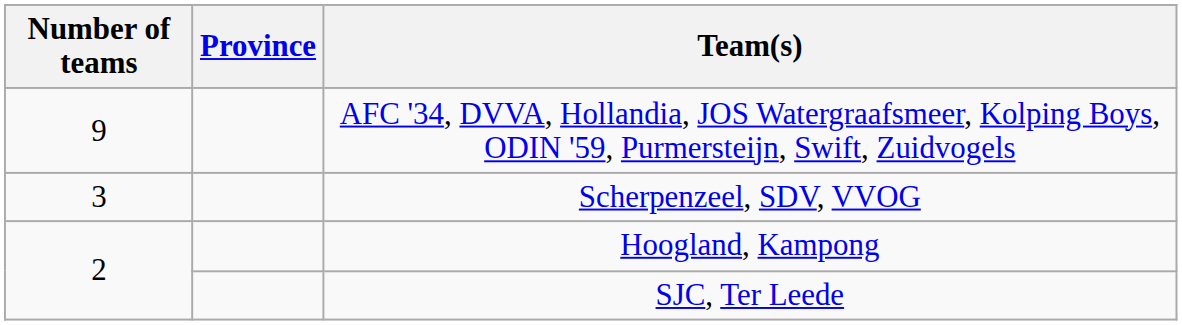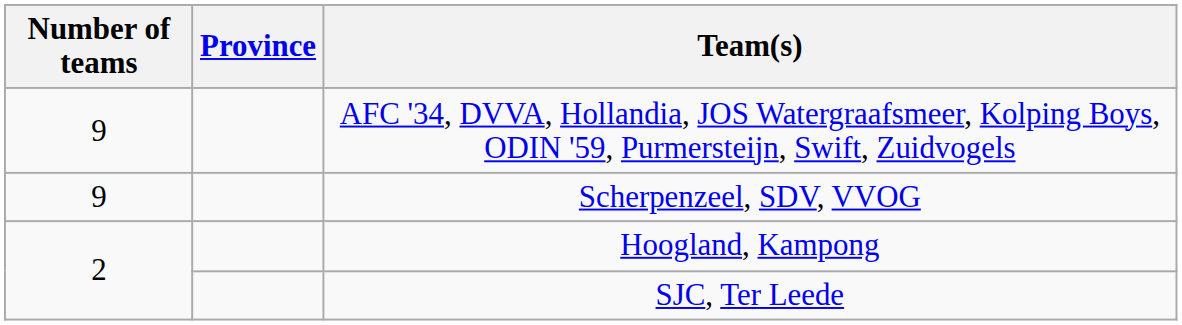(99, 196) 3 -> (99, 196) 9
